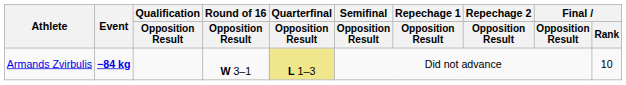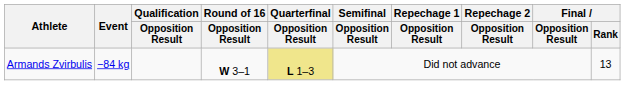(114, 64) bold -> (113, 64) normal
(607, 64) 10 -> (606, 64) 13
